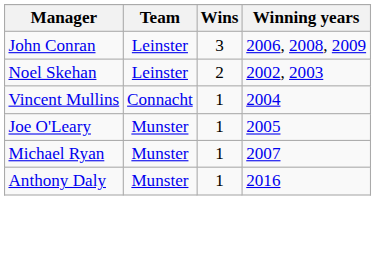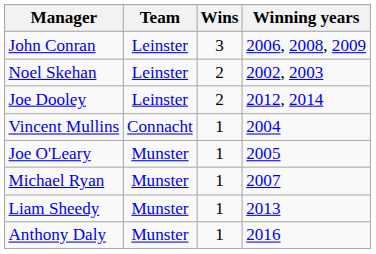+ row: (47, 99)
+ row: (54, 208)
